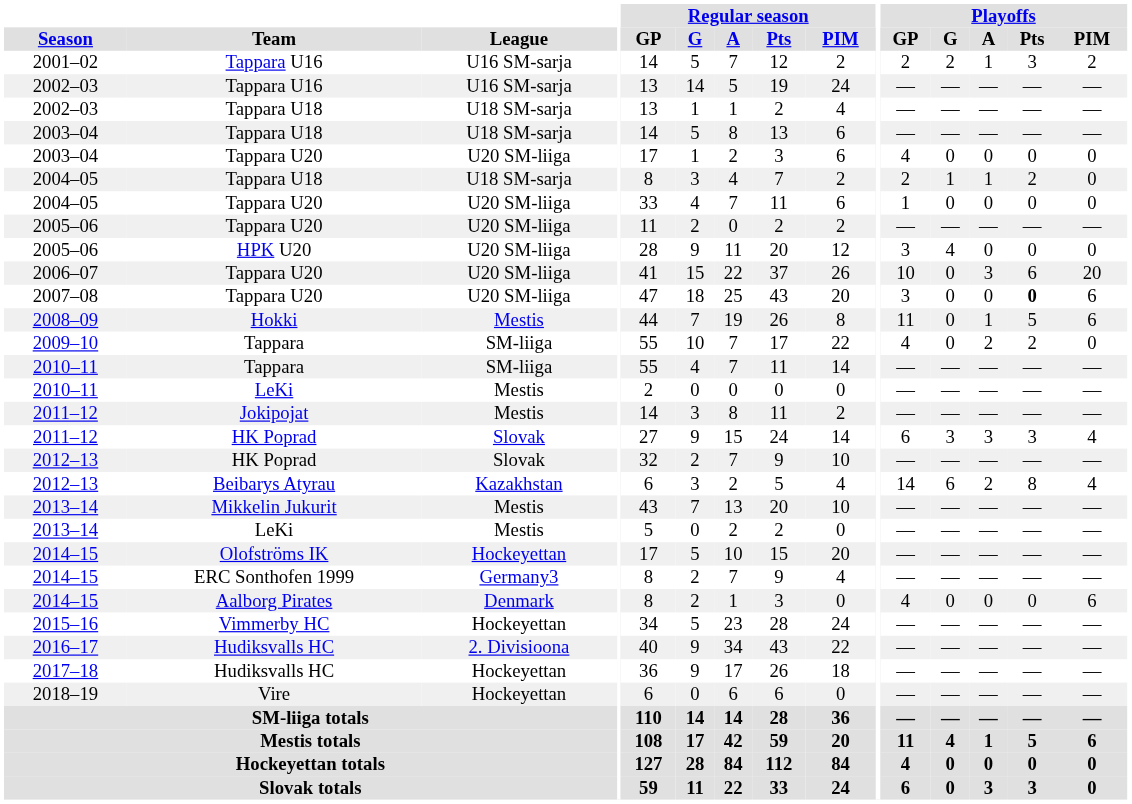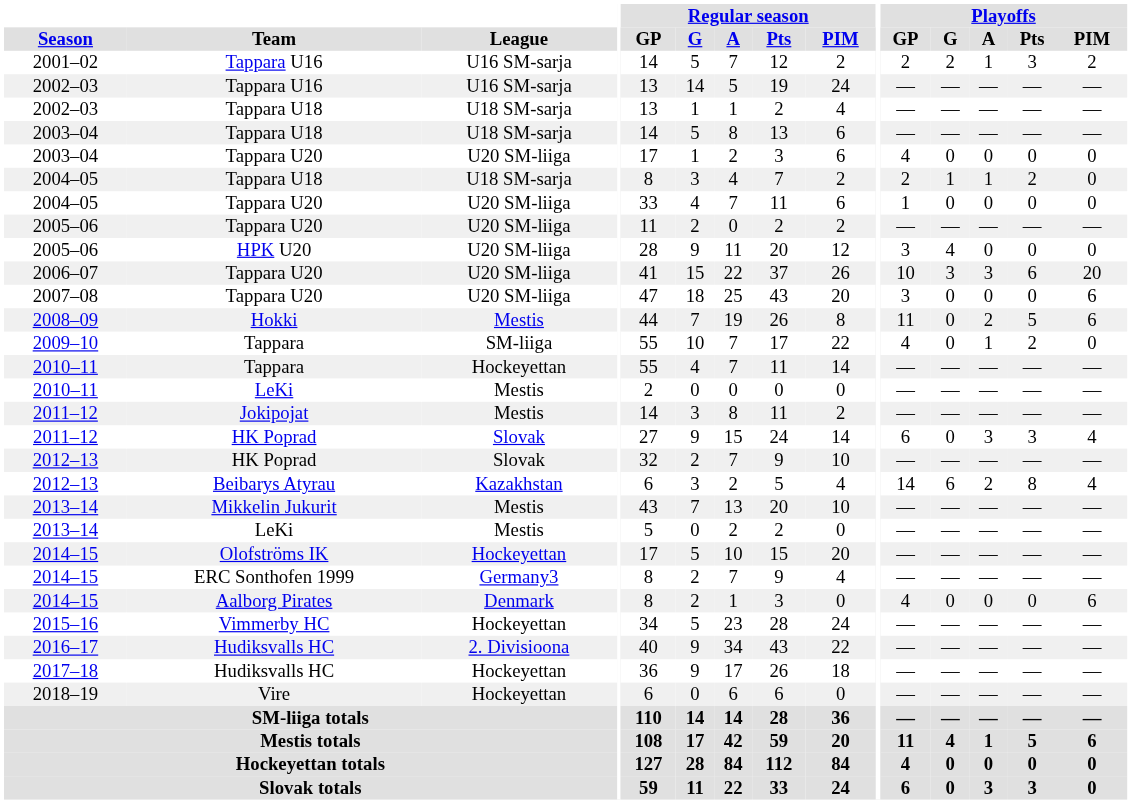(950, 273) 0 -> (950, 273) 3
(1032, 296) bold -> (1032, 296) normal
(988, 319) 1 -> (988, 319) 2
(988, 343) 2 -> (988, 343) 1
(519, 366) SM-liiga -> (519, 366) Hockeyettan
(950, 436) 3 -> (950, 436) 0
